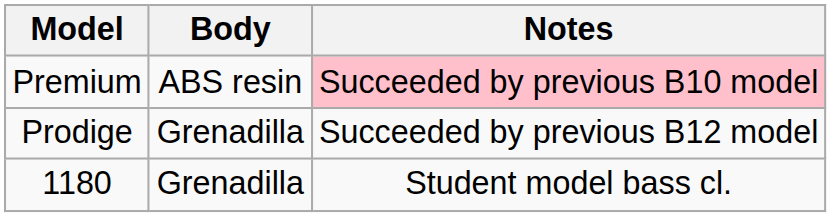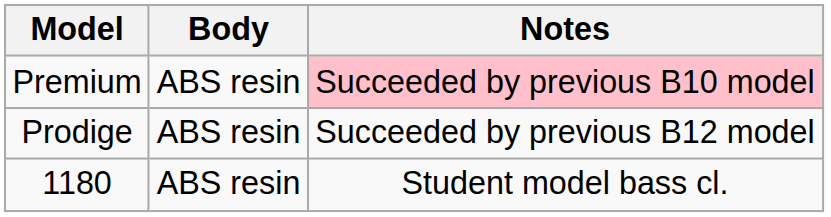(230, 132) Grenadilla -> (229, 132) ABS resin
(230, 183) Grenadilla -> (229, 183) ABS resin
